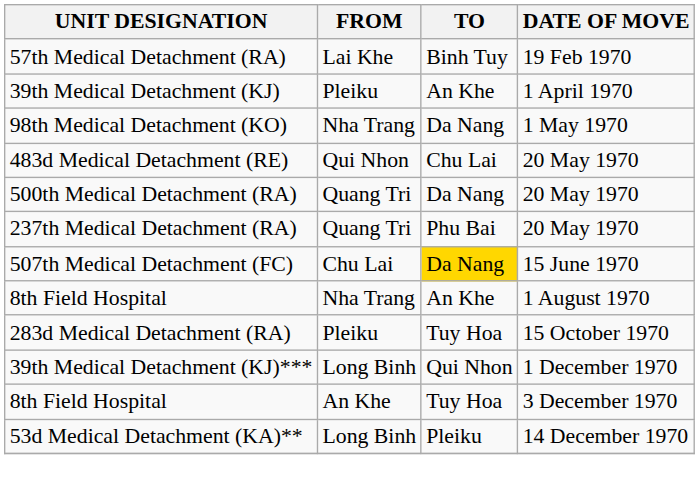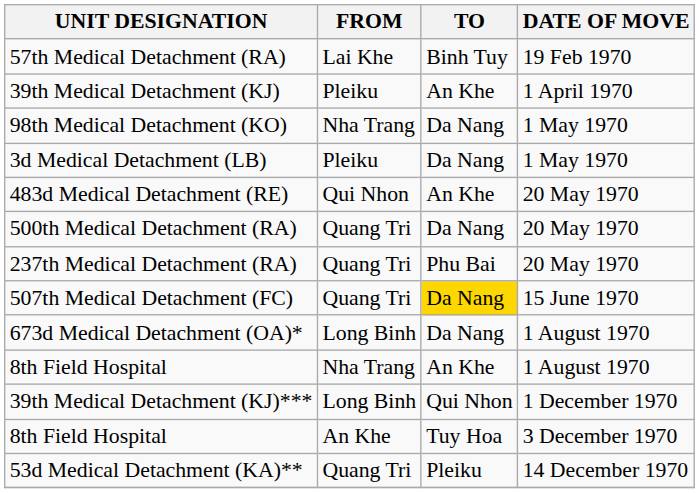+ row: (138, 159)
(462, 159) Chu Lai -> (460, 194) An Khe
(358, 263) Chu Lai -> (367, 297) Quang Tri
+ row: (156, 332)
- row: (150, 332)
(369, 435) Long Binh -> (367, 470) Quang Tri
